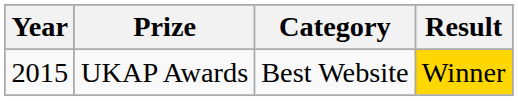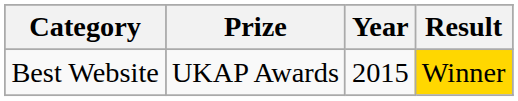columns swapped: (40, 26) <-> (335, 26)
